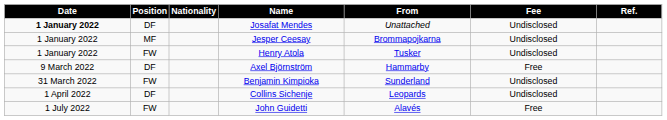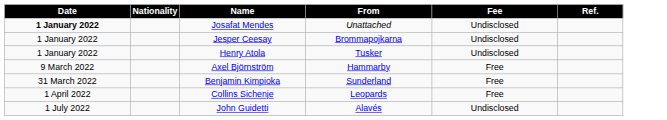- column: (150, 12)
(533, 81) Undisclosed -> (495, 81) Free
(533, 95) Undisclosed -> (495, 95) Free
(533, 109) Free -> (495, 109) Undisclosed
